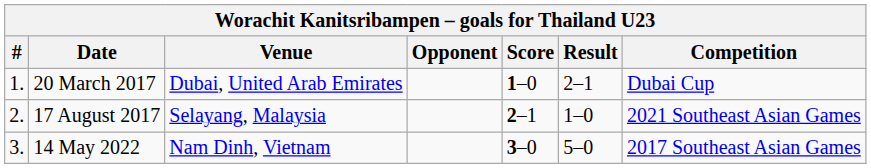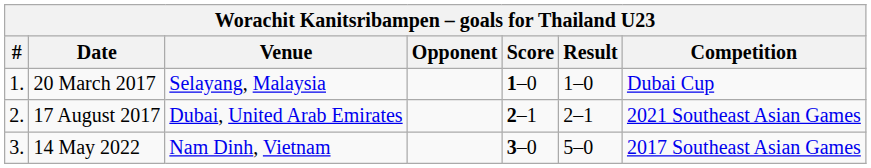(286, 83) Dubai, United Arab Emirates -> (248, 83) Selayang, Malaysia
(578, 83) 2–1 -> (578, 83) 1–0
(248, 115) Selayang, Malaysia -> (286, 115) Dubai, United Arab Emirates
(578, 115) 1–0 -> (578, 115) 2–1
